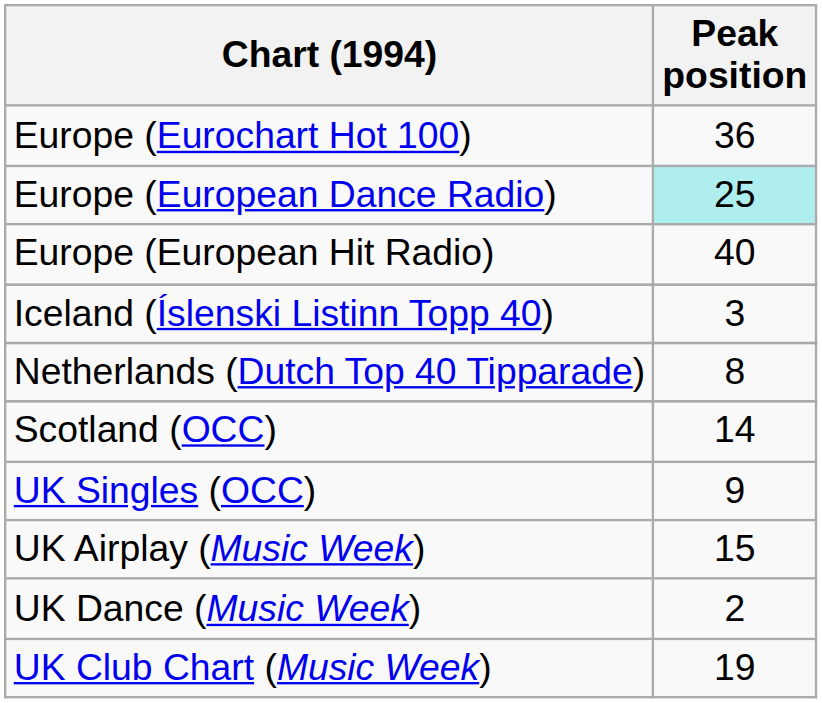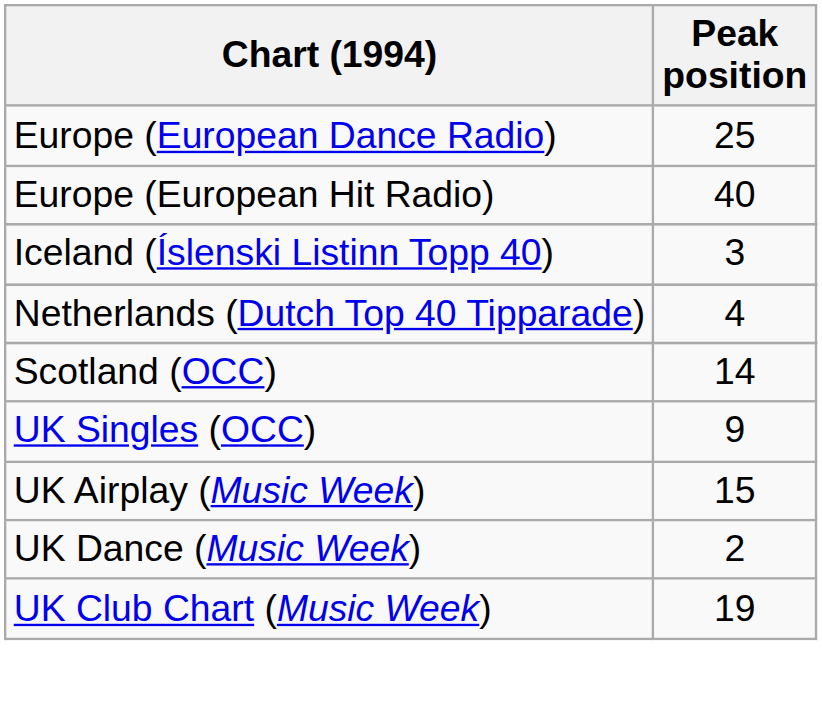- row: (243, 135)
(735, 194) paleturquoise background -> (735, 135) no background
(735, 371) 8 -> (735, 312) 4
